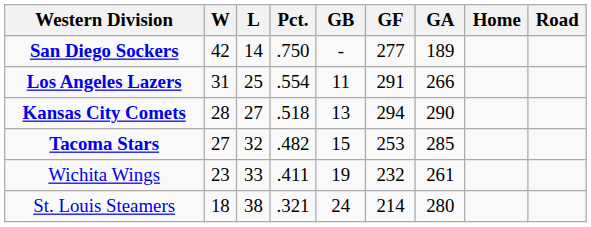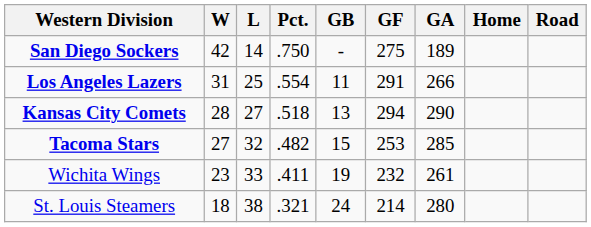(391, 51) 277 -> (391, 51) 275
